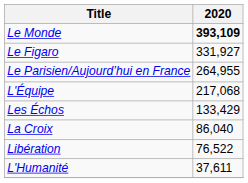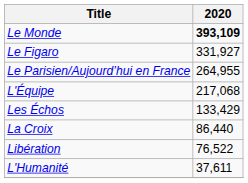(215, 129) 86,040 -> (215, 129) 86,440
